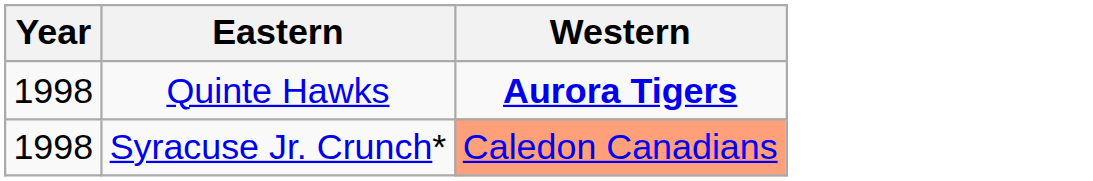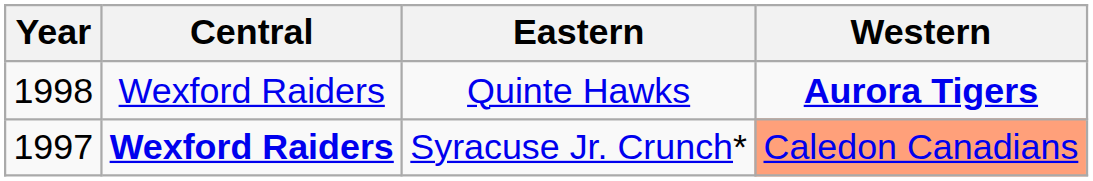+ column: (252, 32)
(53, 146) 1998 -> (53, 146) 1997
